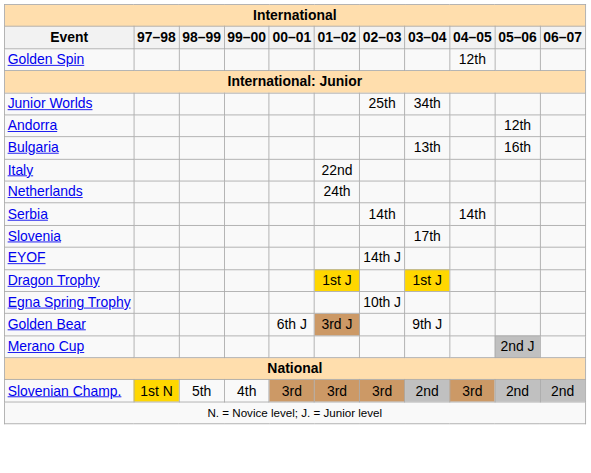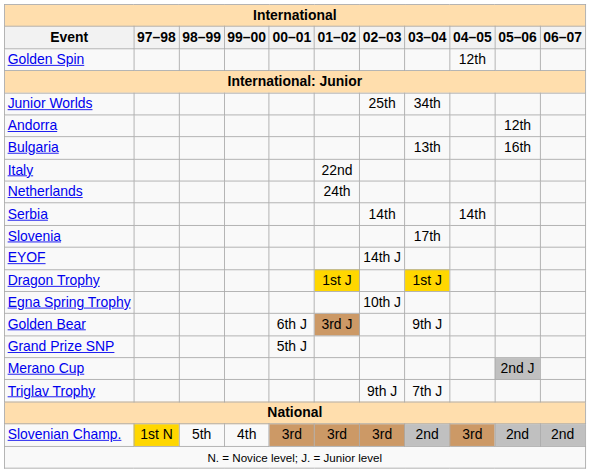+ row: (61, 346)
+ row: (51, 390)
